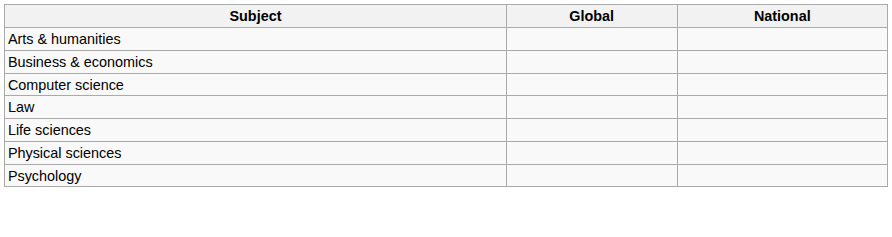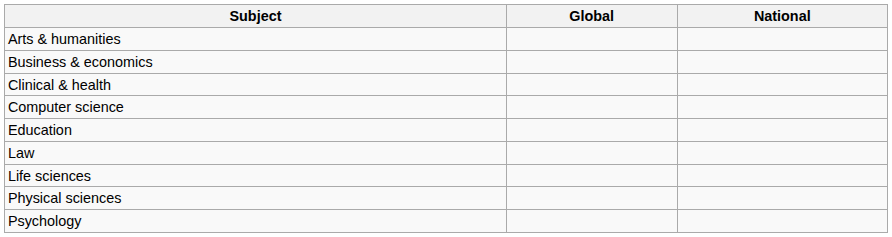+ row: (59, 85)
+ row: (40, 130)
